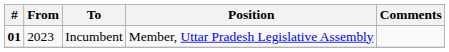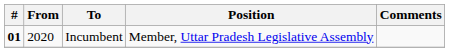(41, 36) 2023 -> (41, 36) 2020
